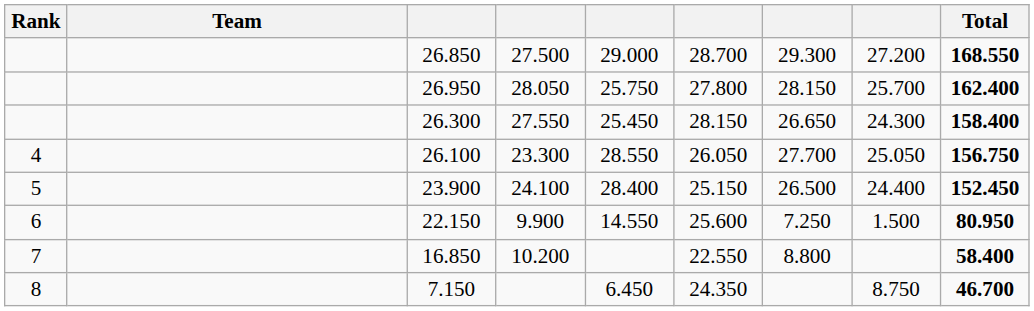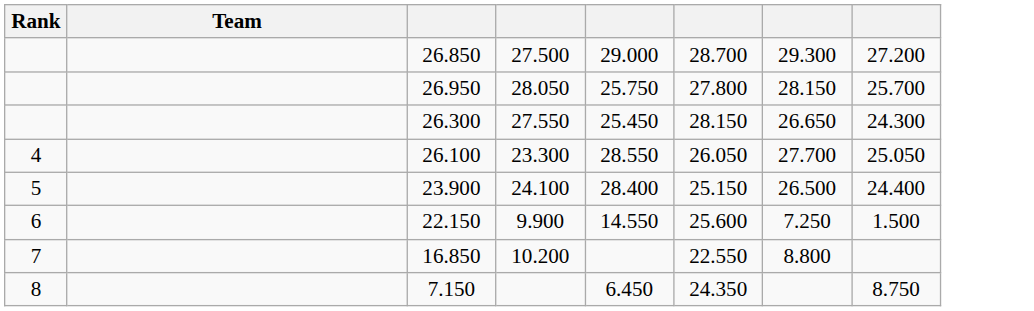- column: (985, 21)
